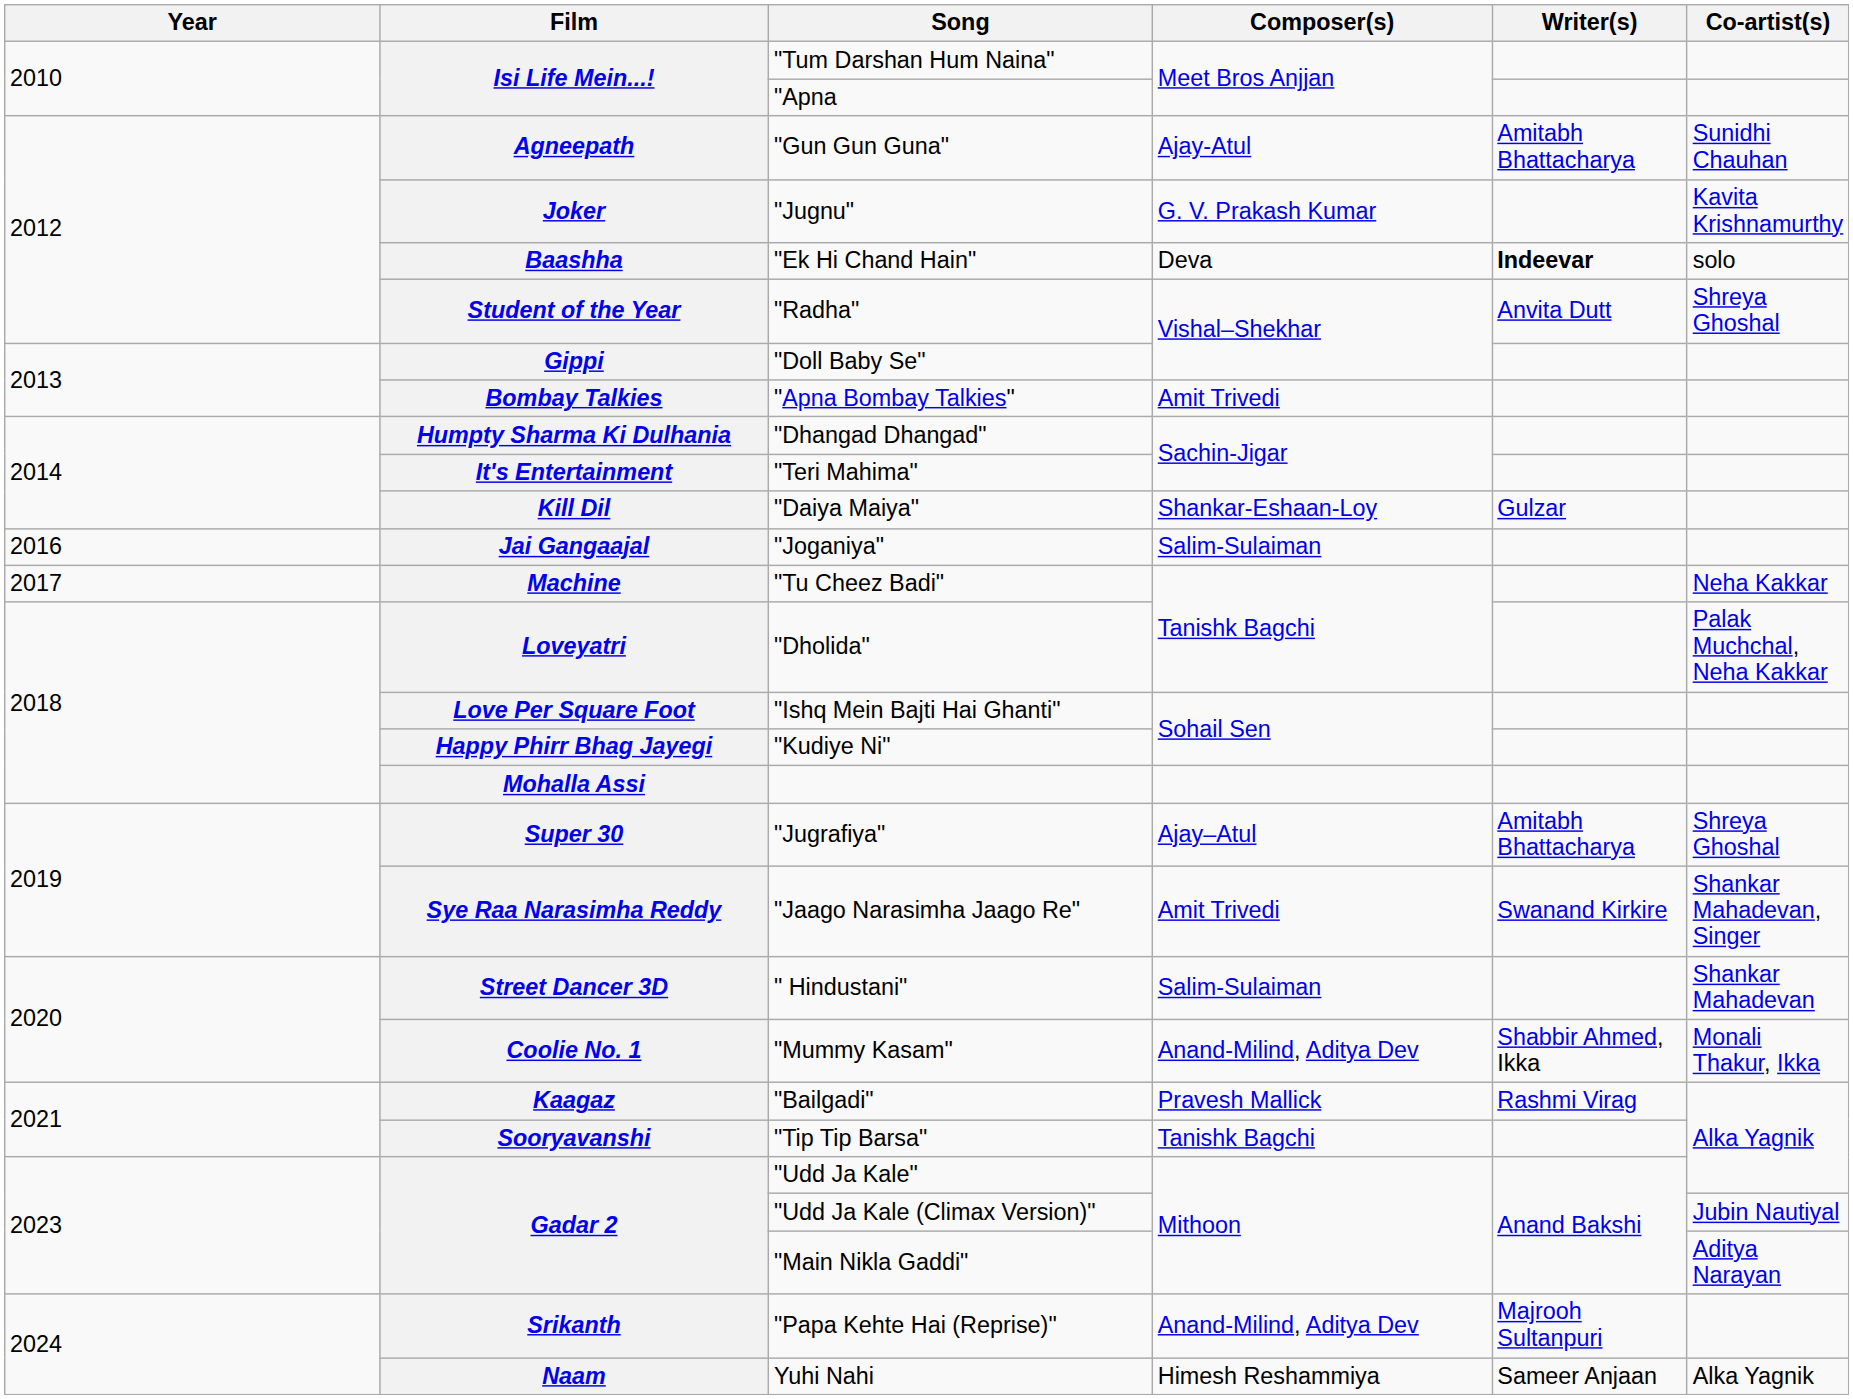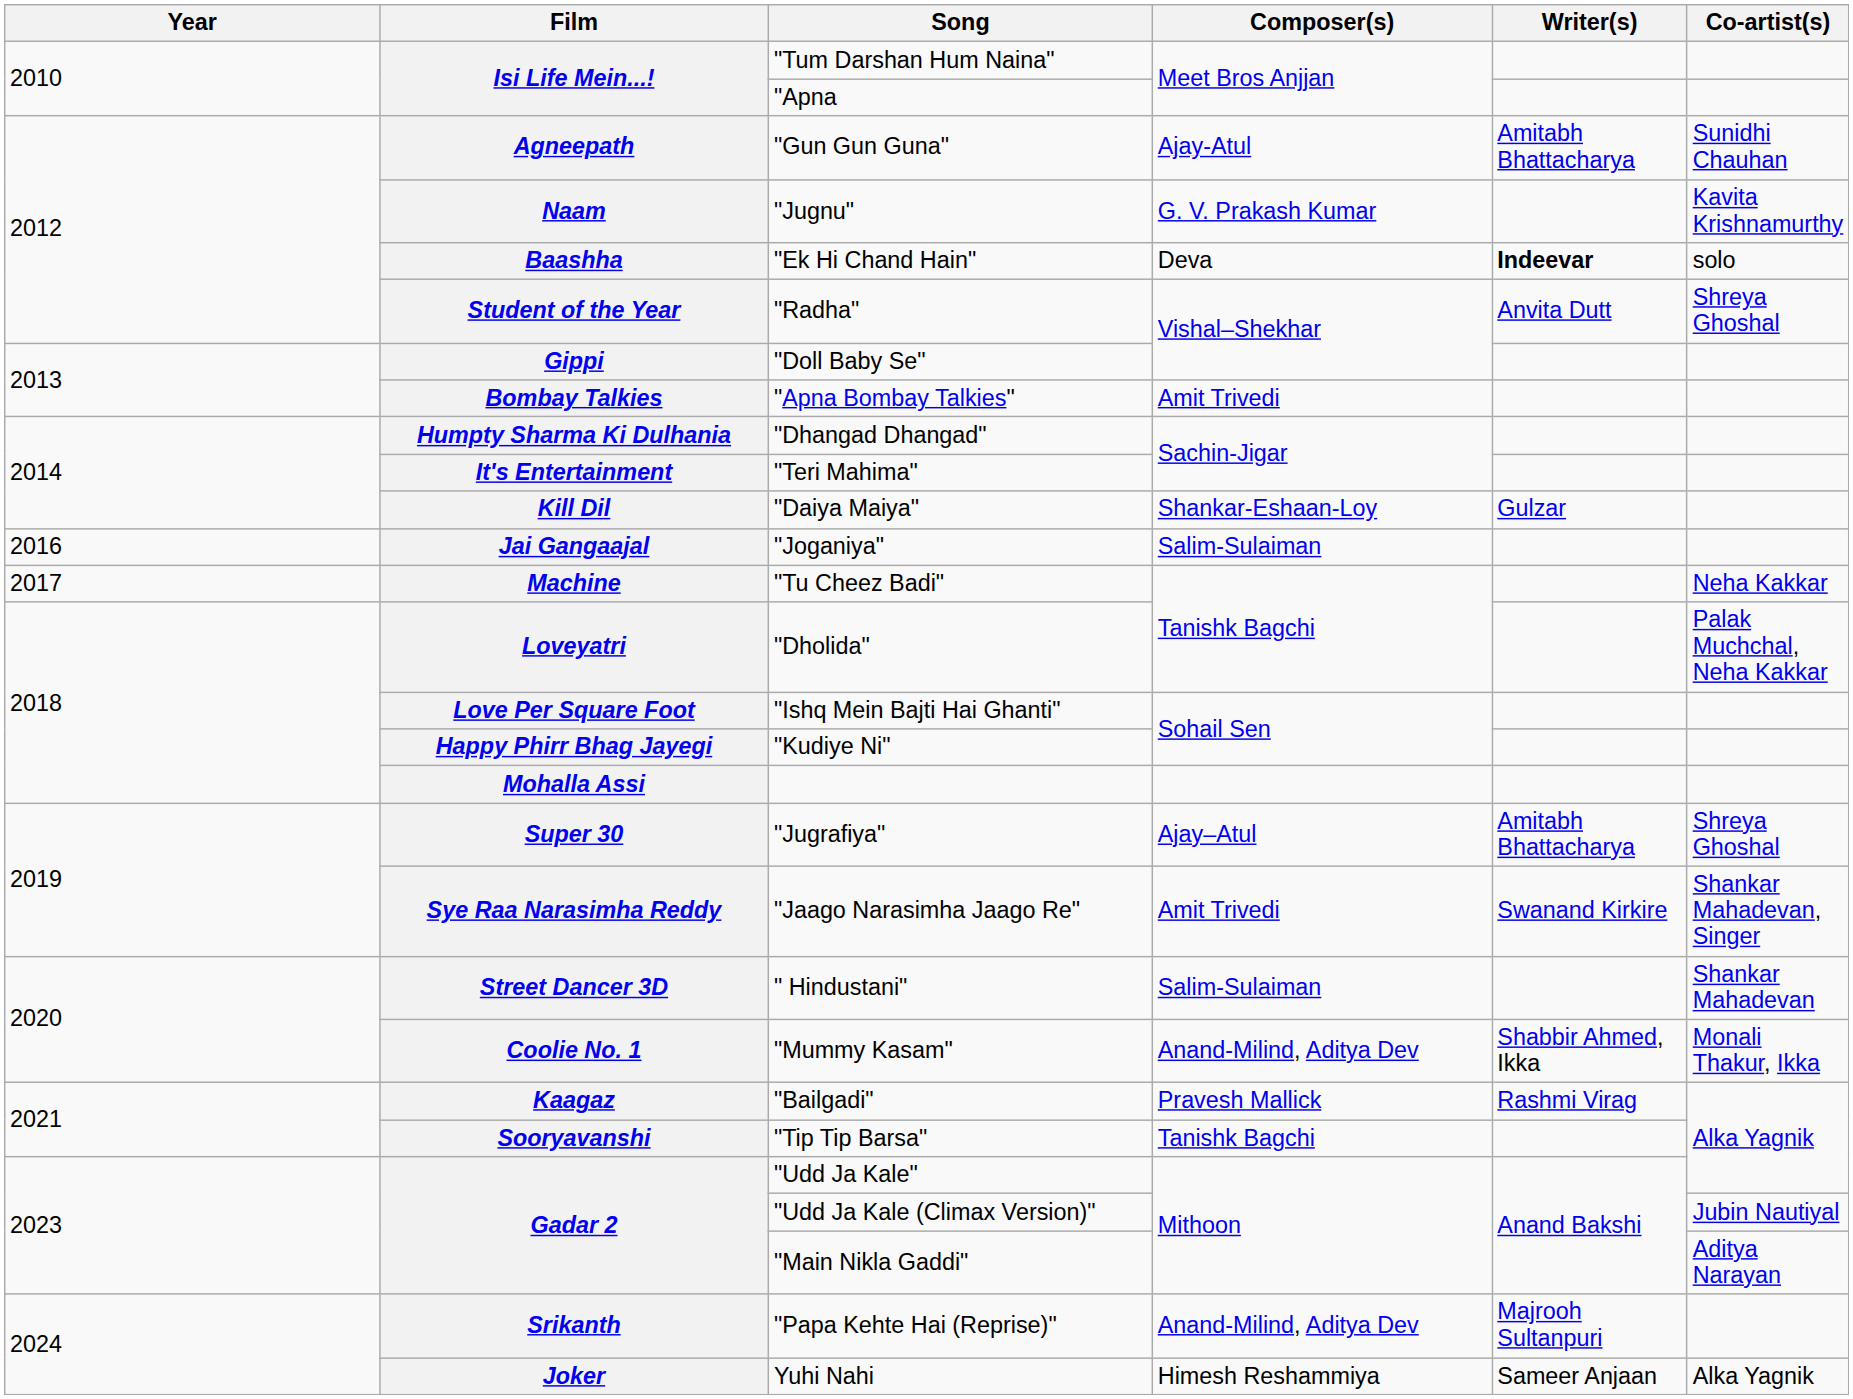(574, 210) Joker -> (574, 210) Naam
(574, 1375) Naam -> (574, 1375) Joker
